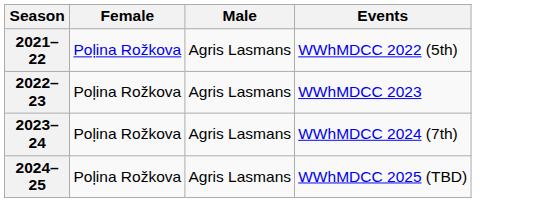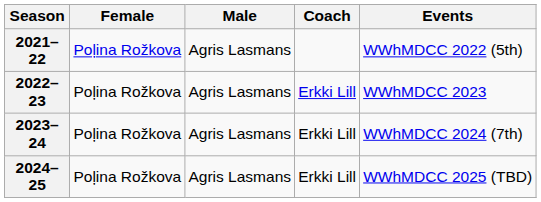+ column: (327, 16)
